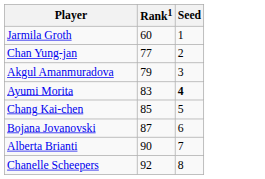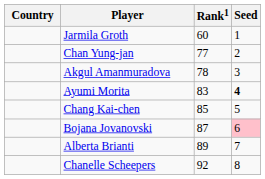+ column: (33, 15)
(146, 72) 79 -> (203, 72) 78
(181, 128) no background -> (237, 128) pink background
(146, 146) 90 -> (203, 146) 89
